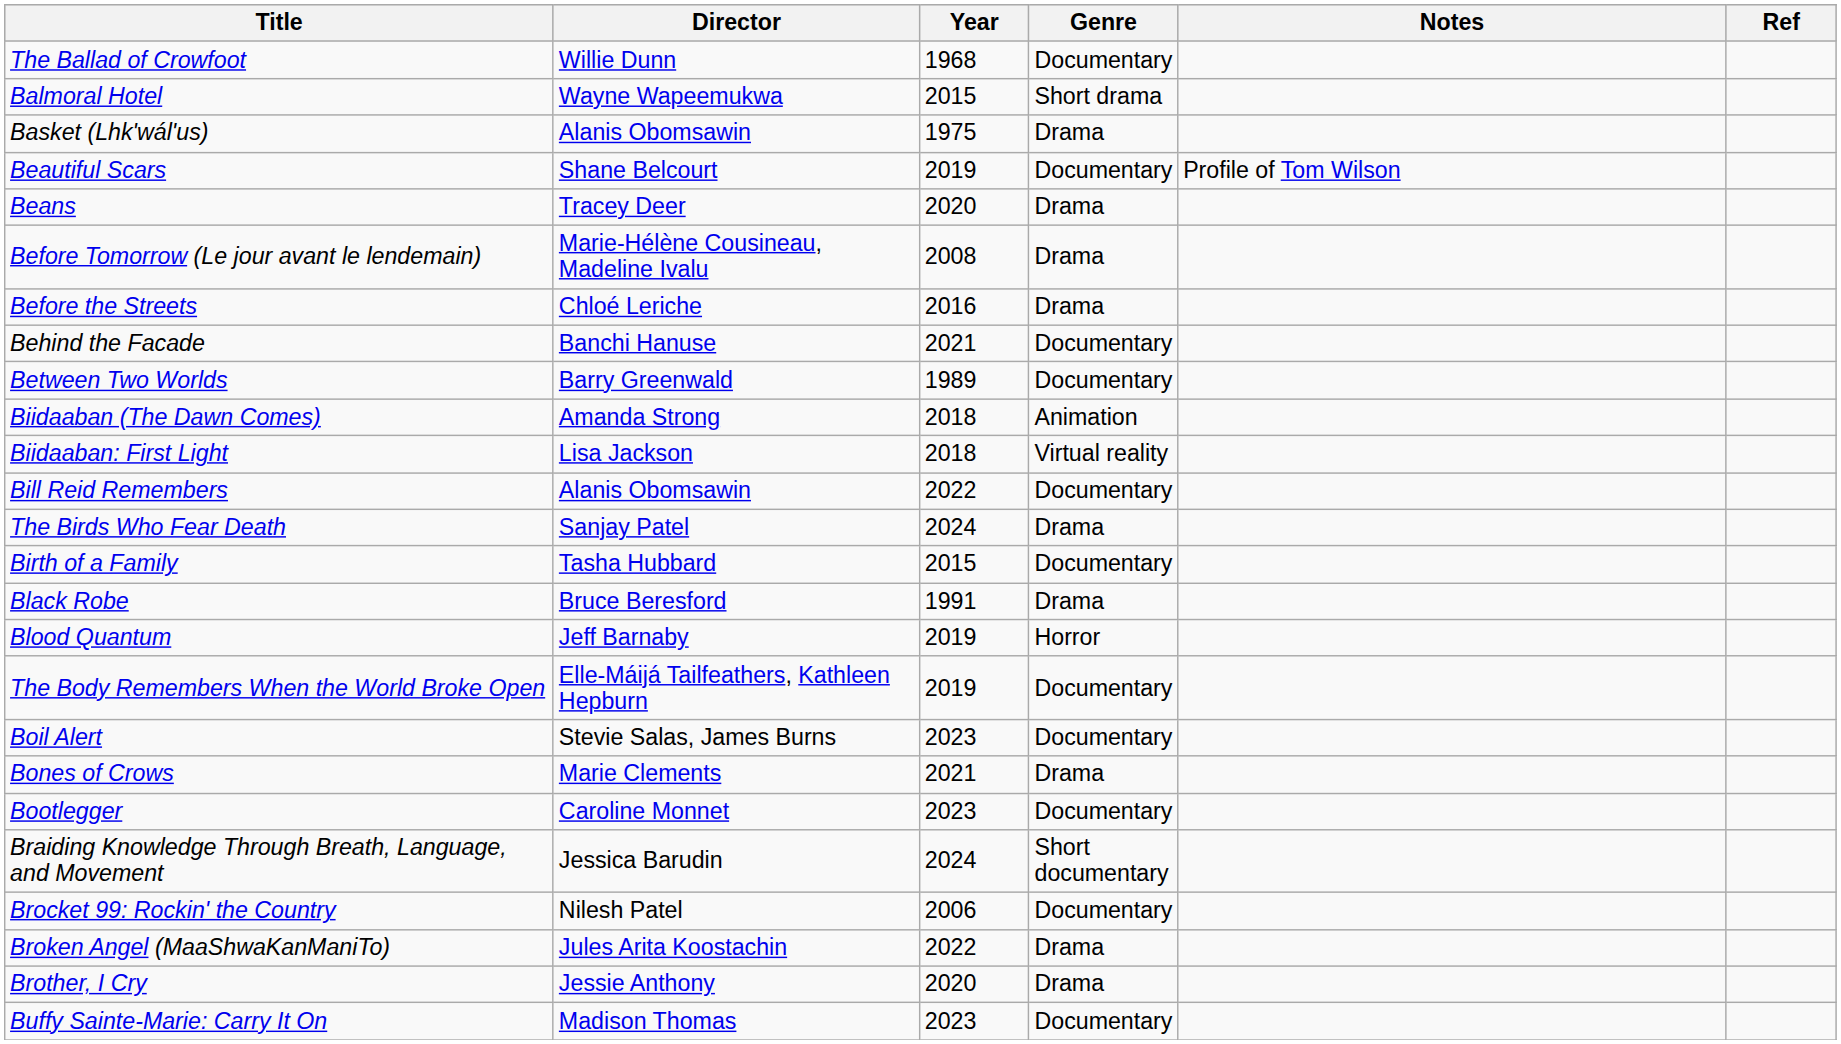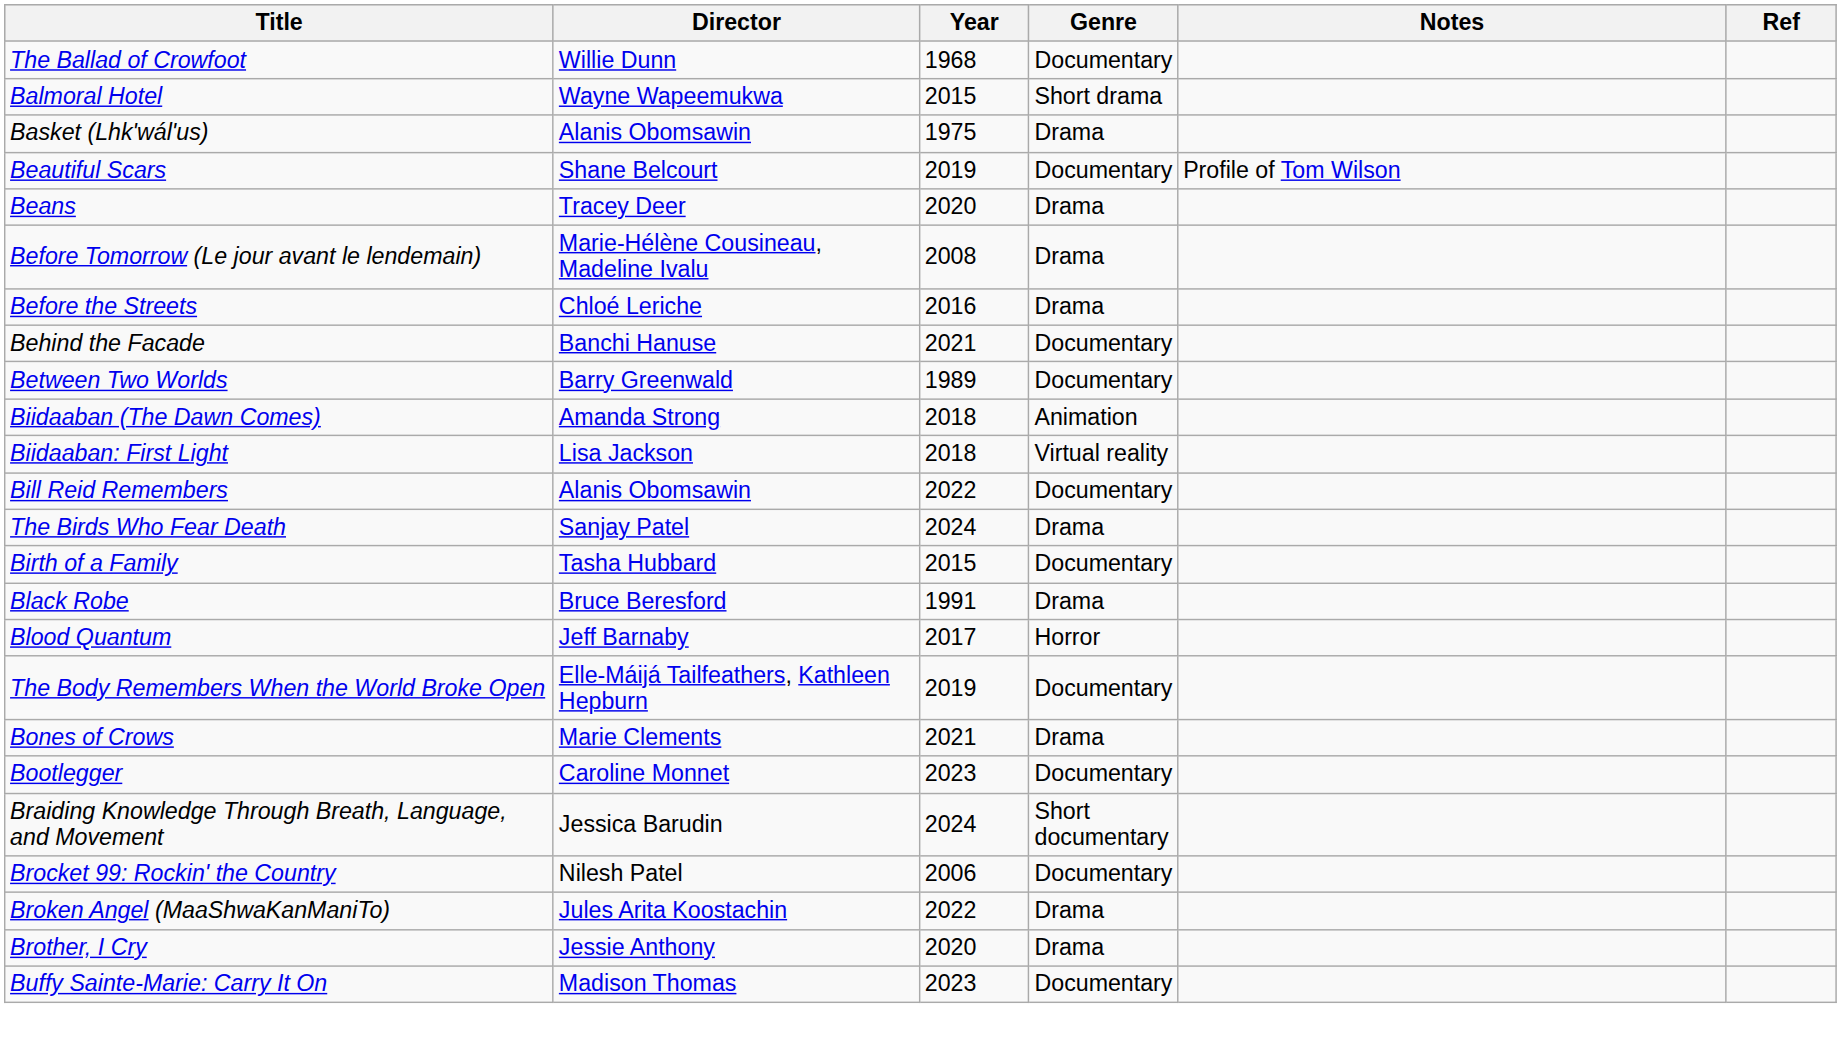(951, 637) 2019 -> (951, 637) 2017
- row: (56, 737)
